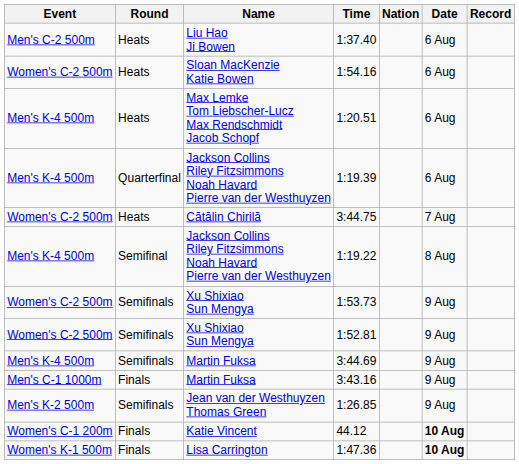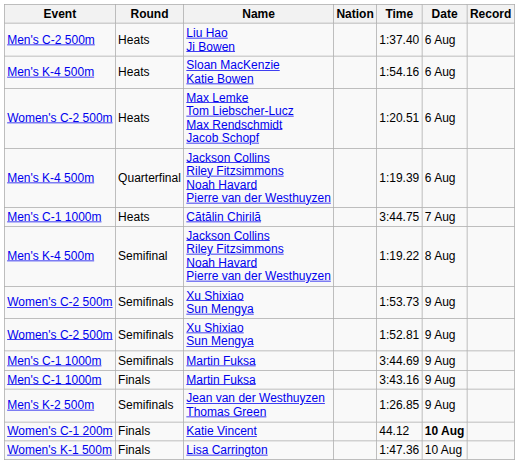columns swapped: (401, 14) <-> (356, 14)
(60, 72) Women's C-2 500m -> (51, 72) Men's K-4 500m
(51, 118) Men's K-4 500m -> (60, 118) Women's C-2 500m
(60, 217) Women's C-2 500m -> (54, 217) Men's C-1 1000m
(51, 360) Men's K-4 500m -> (54, 360) Men's C-1 1000m
(445, 450) bold -> (444, 450) normal
